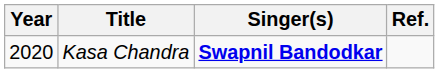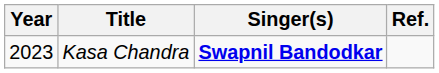(31, 51) 2020 -> (31, 51) 2023
